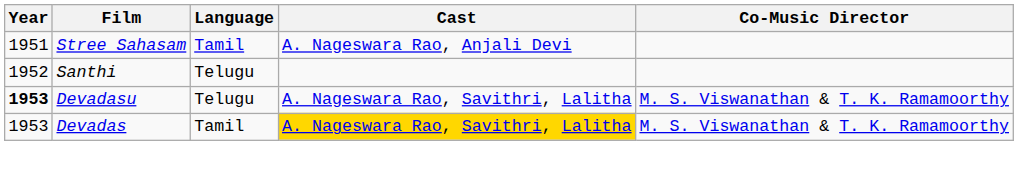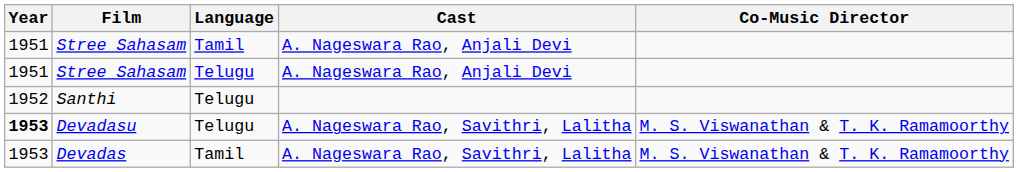+ row: (121, 72)
(457, 127) gold background -> (457, 154) no background
